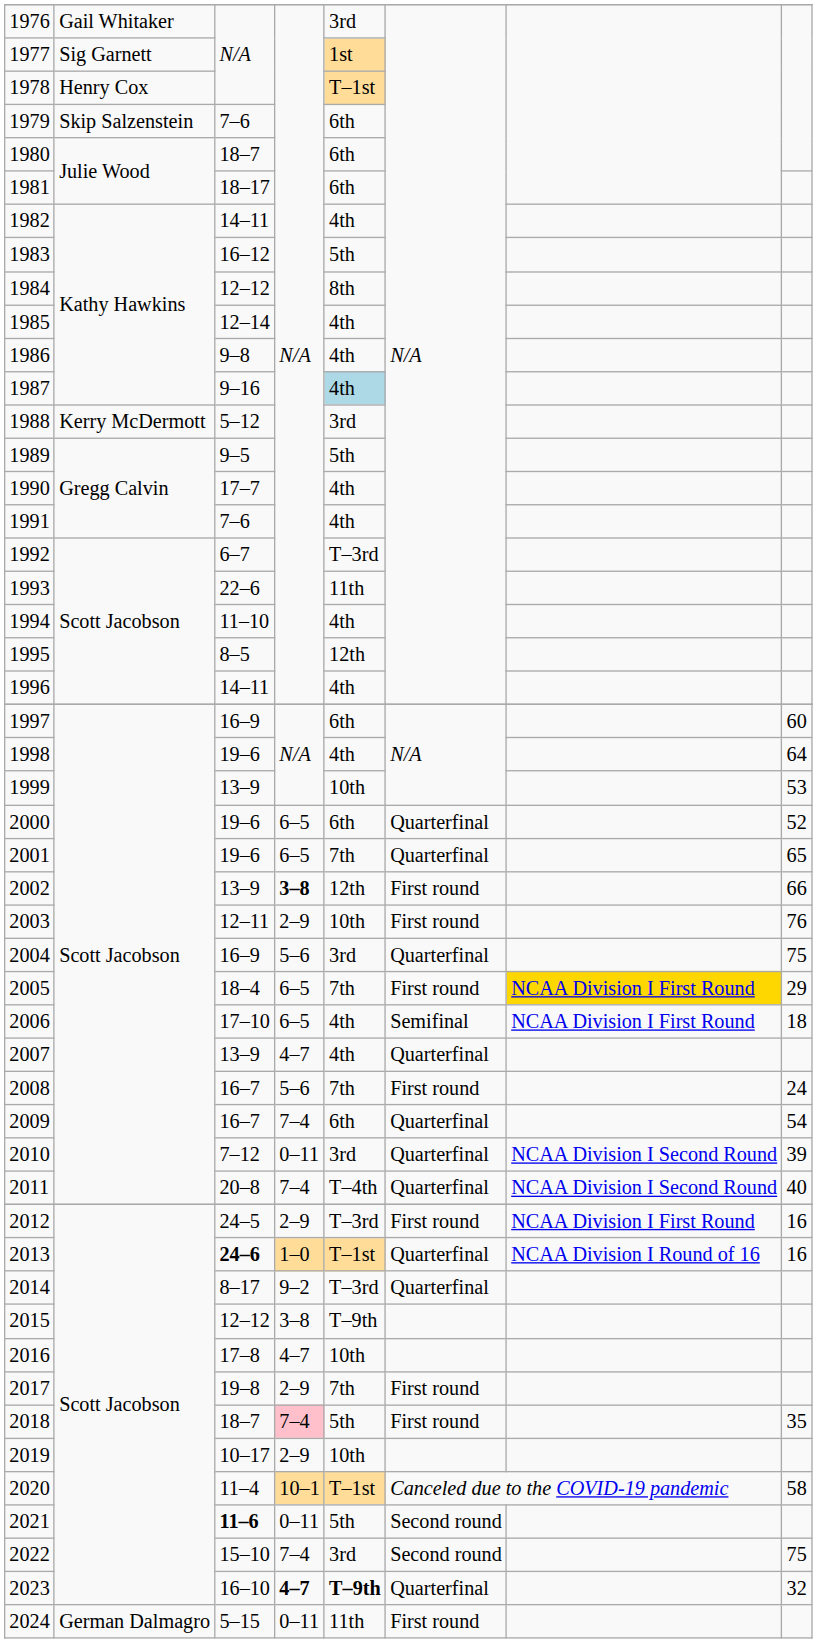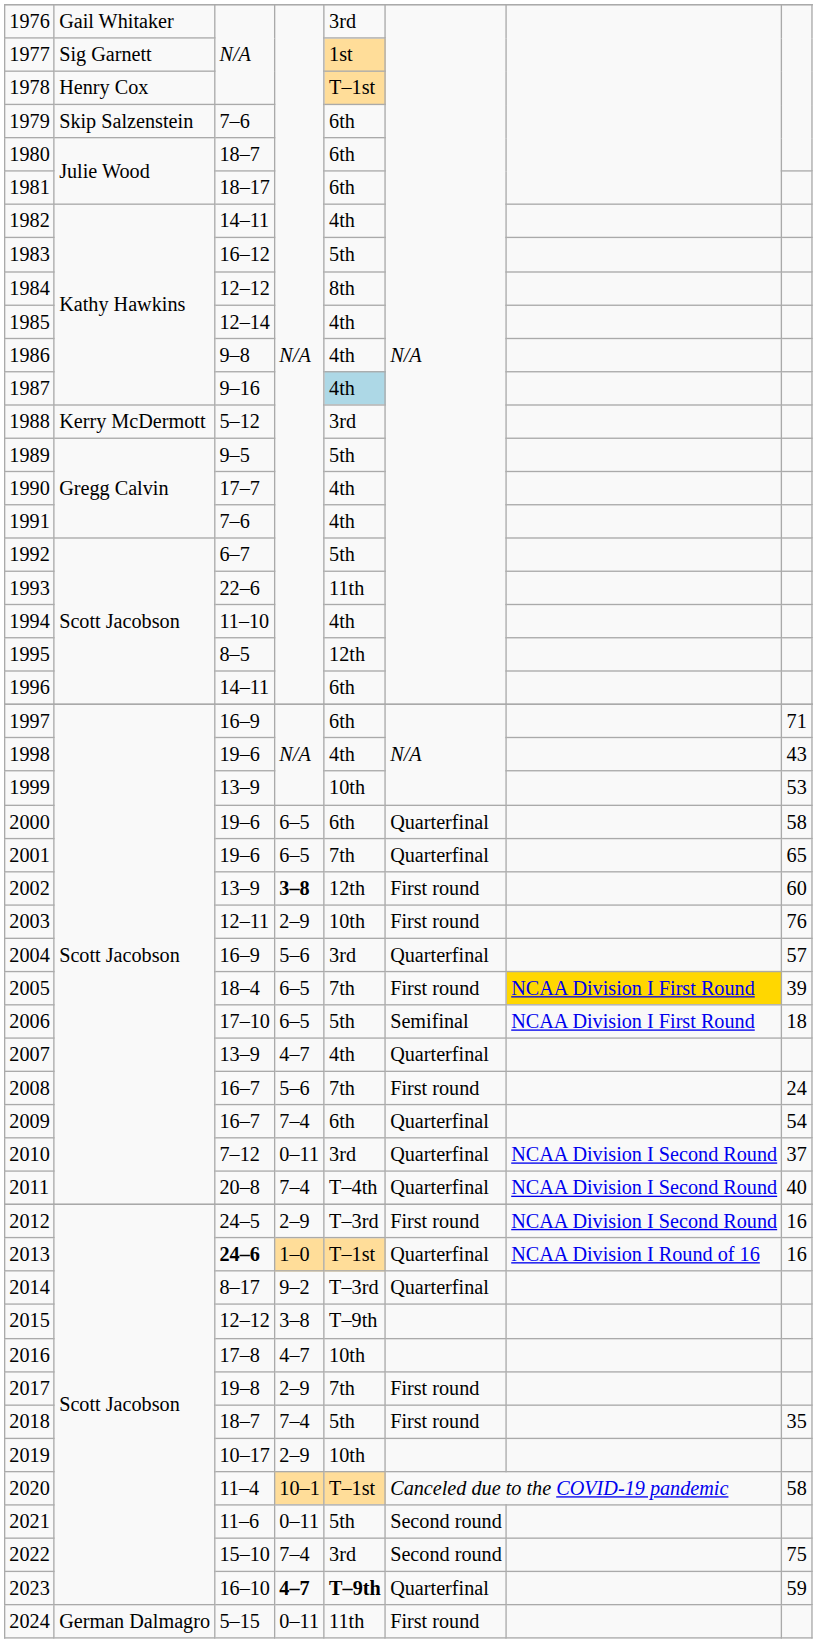(354, 554) T–3rd -> (342, 554) 5th
(342, 688) 4th -> (342, 688) 6th
(797, 721) 60 -> (797, 721) 71
(797, 754) 64 -> (797, 754) 43
(797, 821) 52 -> (797, 821) 58
(797, 888) 66 -> (797, 888) 60
(797, 954) 75 -> (797, 954) 57
(797, 988) 29 -> (797, 988) 39
(342, 1021) 4th -> (342, 1021) 5th
(797, 1154) 39 -> (797, 1154) 37
(633, 1221) NCAA Division I First Round -> (644, 1221) NCAA Division I Second Round
(294, 1421) pink background -> (294, 1421) no background
(239, 1521) bold -> (239, 1521) normal
(797, 1588) 32 -> (797, 1588) 59
